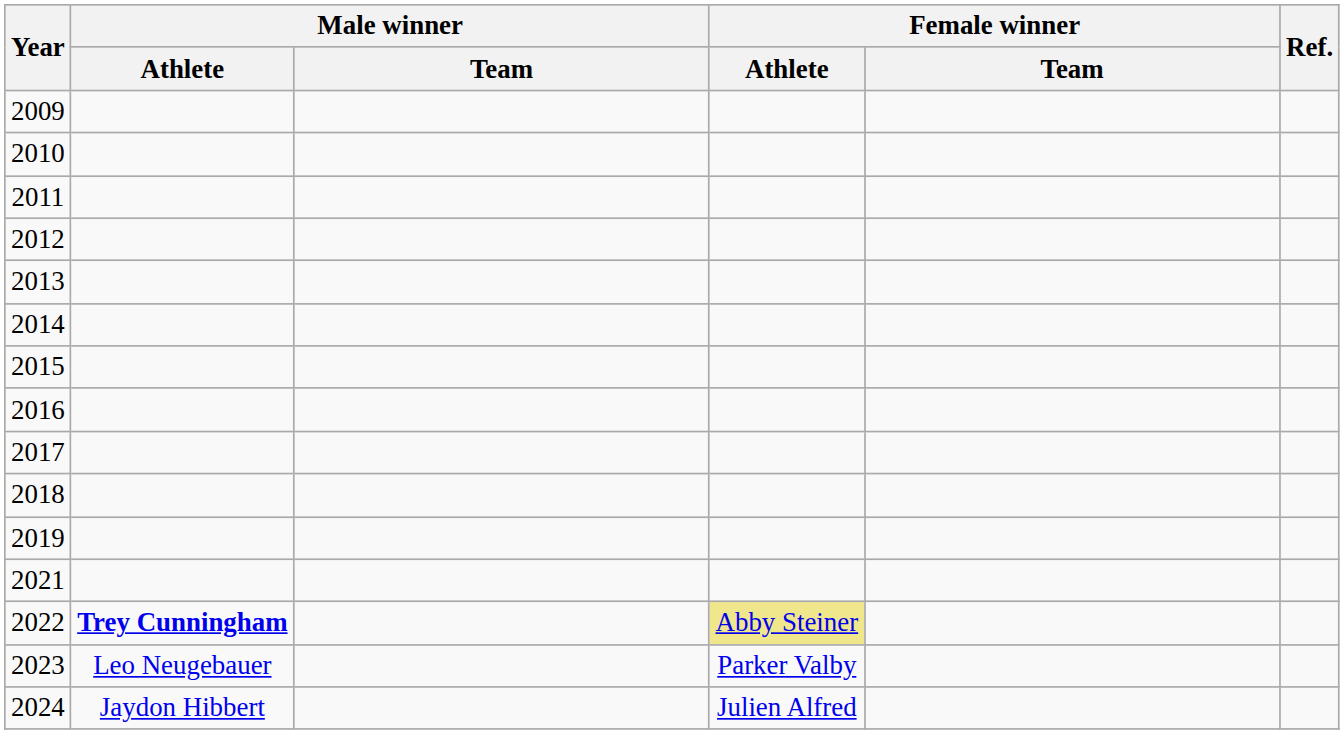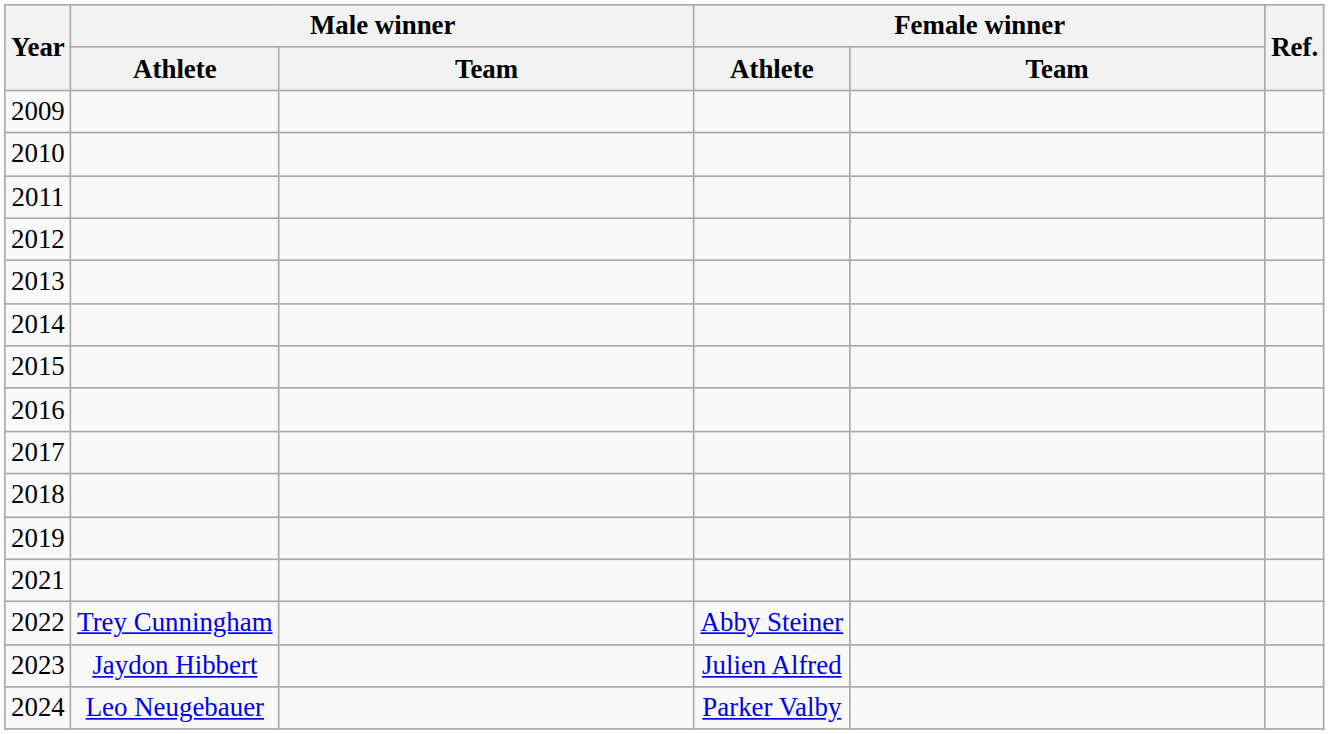(182, 622) bold -> (175, 622) normal
(787, 622) khaki background -> (772, 622) no background
(182, 665) Leo Neugebauer -> (175, 665) Jaydon Hibbert
(787, 665) Parker Valby -> (772, 665) Julien Alfred
(182, 707) Jaydon Hibbert -> (175, 707) Leo Neugebauer
(787, 707) Julien Alfred -> (772, 707) Parker Valby
